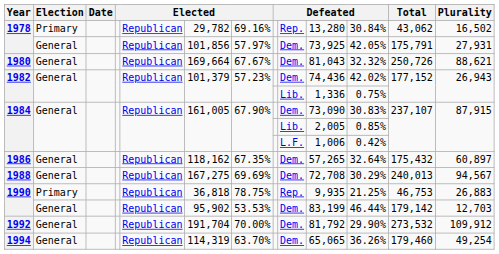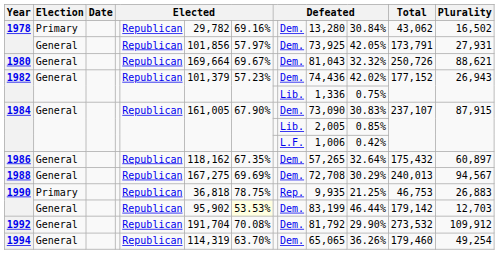(292, 29) Rep. -> (292, 29) Dem.
(412, 45) 175,791 -> (412, 45) 173,791
(252, 61) 67.67% -> (252, 61) 69.67%
(252, 208) no background -> (252, 208) lightyellow background
(252, 225) 70.00% -> (252, 225) 70.08%
